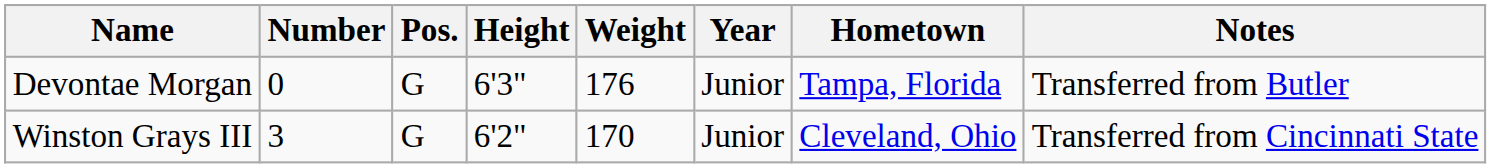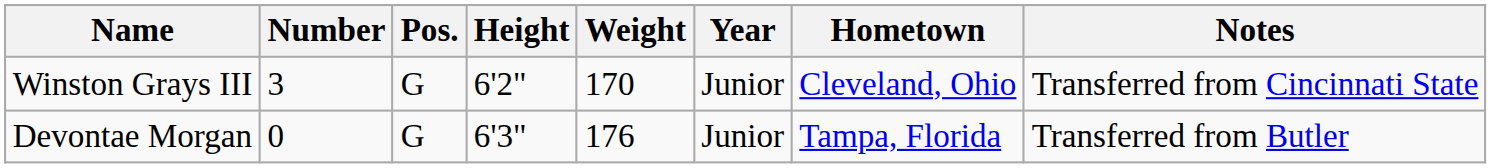rows swapped: (132, 83) <-> (133, 135)
